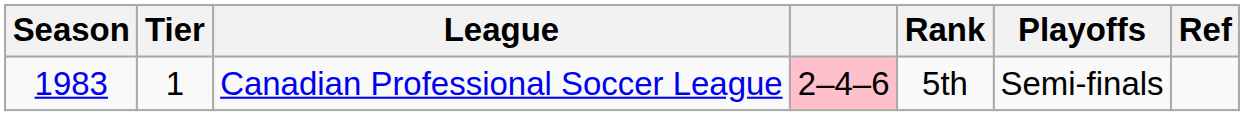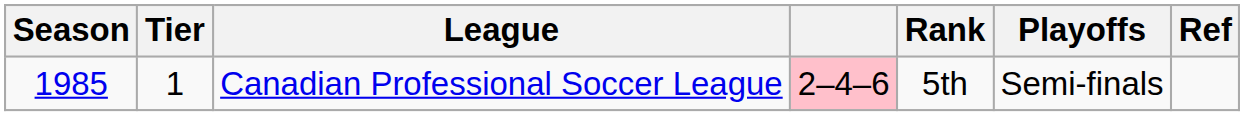(71, 82) 1983 -> (71, 82) 1985
